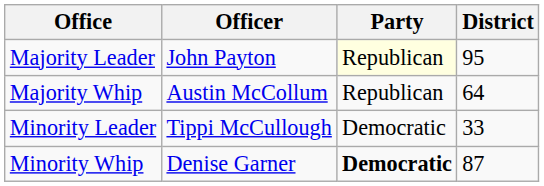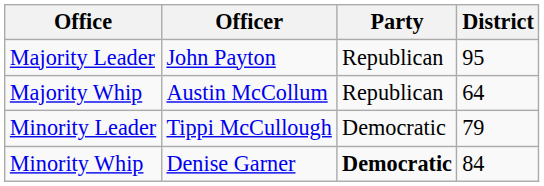(393, 57) lightyellow background -> (393, 57) no background
(473, 127) 33 -> (473, 127) 79
(473, 163) 87 -> (473, 163) 84
